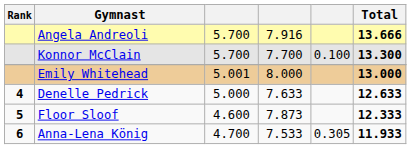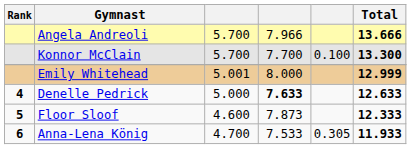(284, 34) 7.916 -> (284, 34) 7.966
(380, 74) 13.000 -> (380, 74) 12.999
(284, 94) normal -> (284, 94) bold
